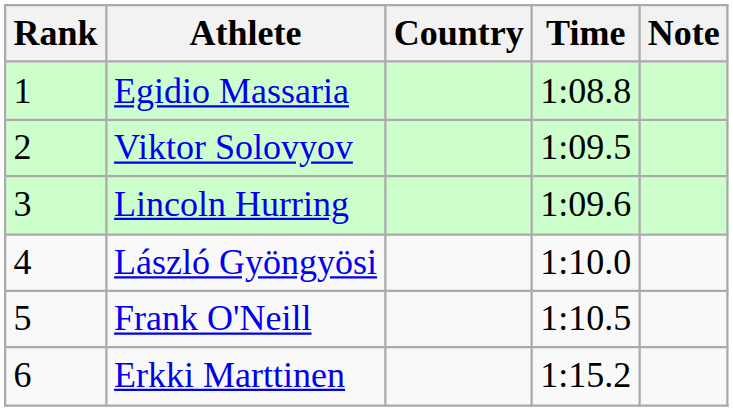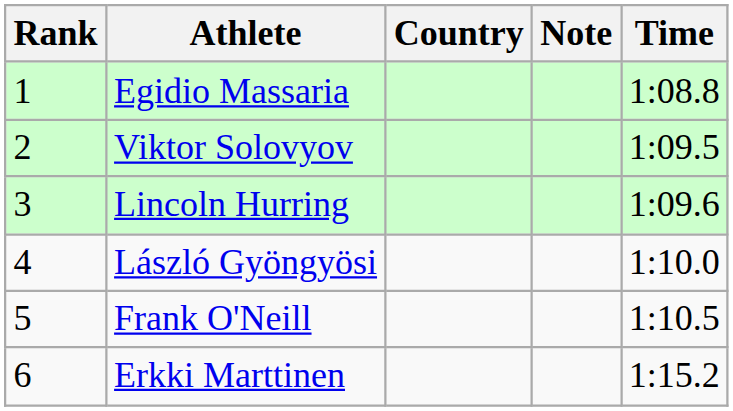columns swapped: (586, 33) <-> (684, 33)
